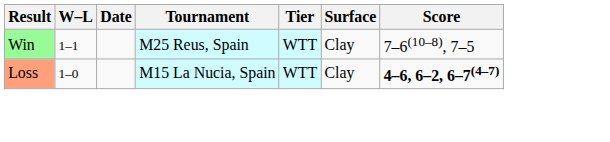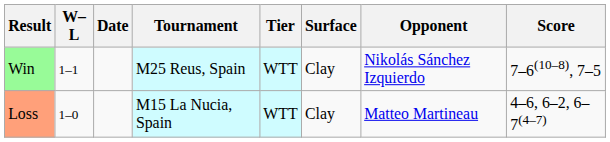+ column: (434, 25)
(442, 73) bold -> (550, 113) normal
